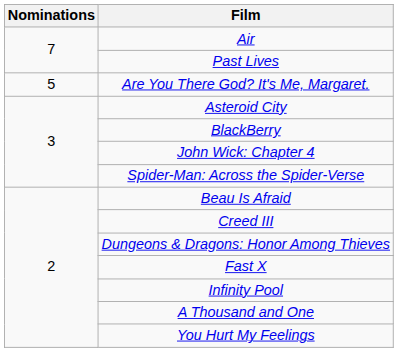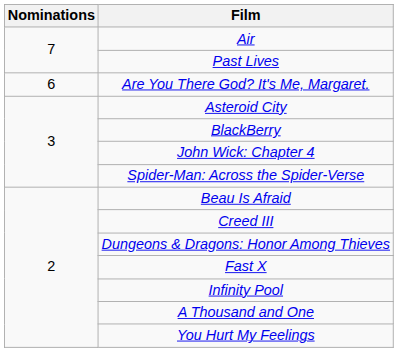(51, 84) 5 -> (51, 84) 6
